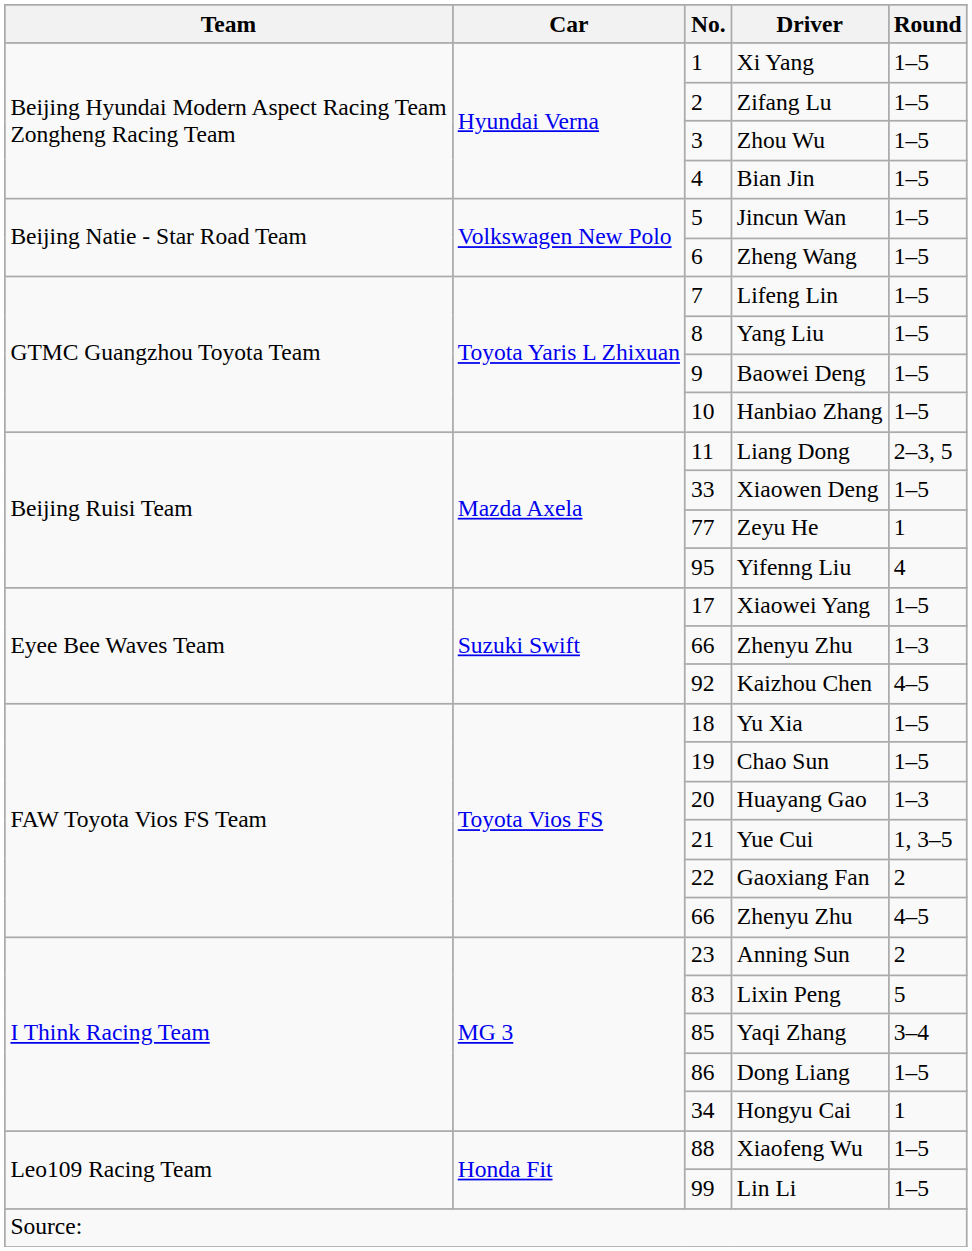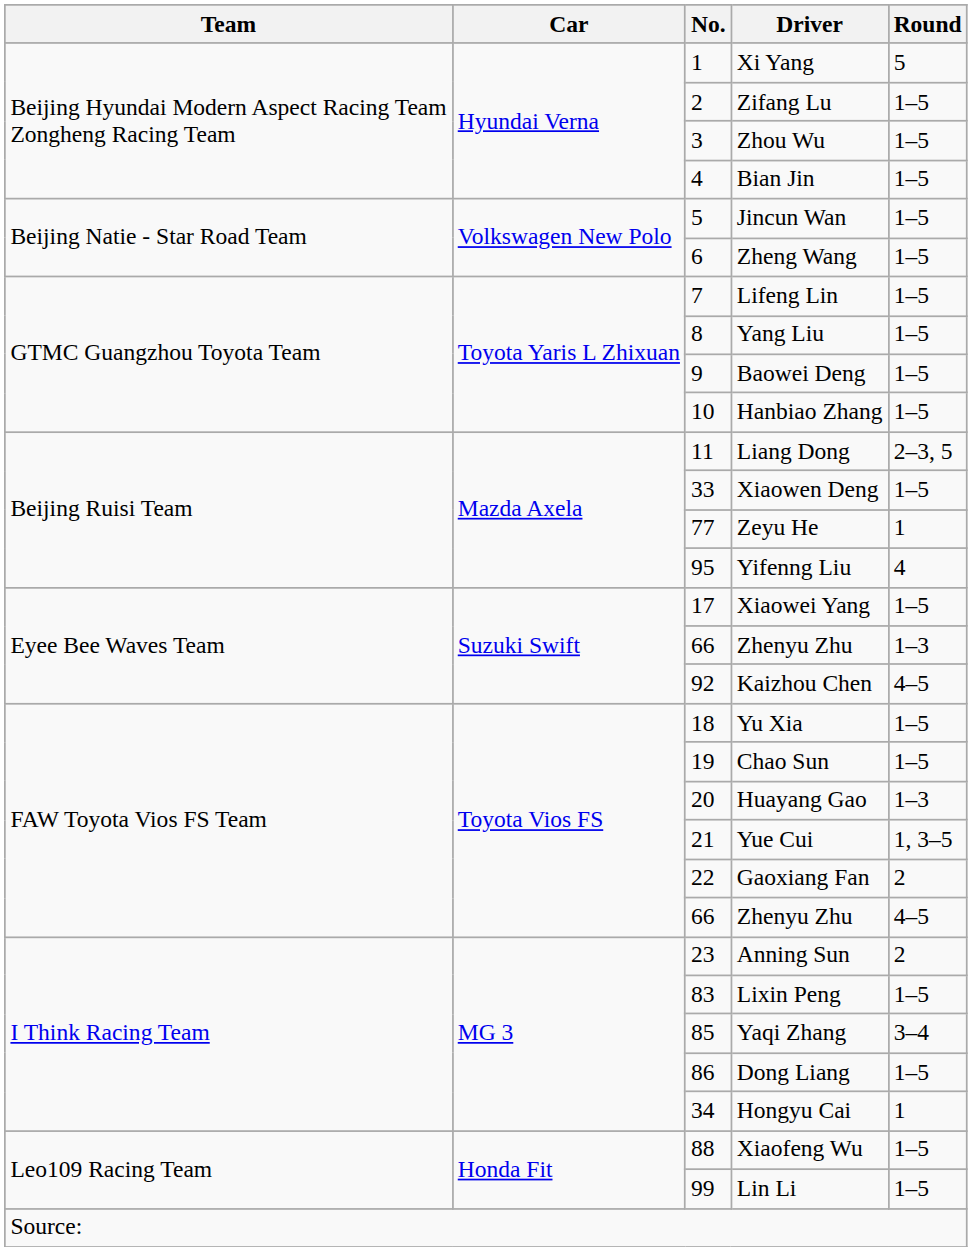(911, 62) 1–5 -> (900, 62) 5
(900, 993) 5 -> (911, 993) 1–5
